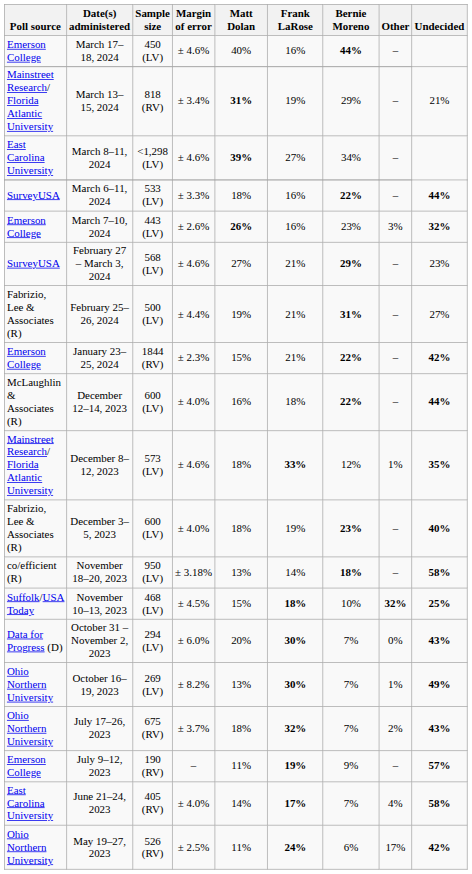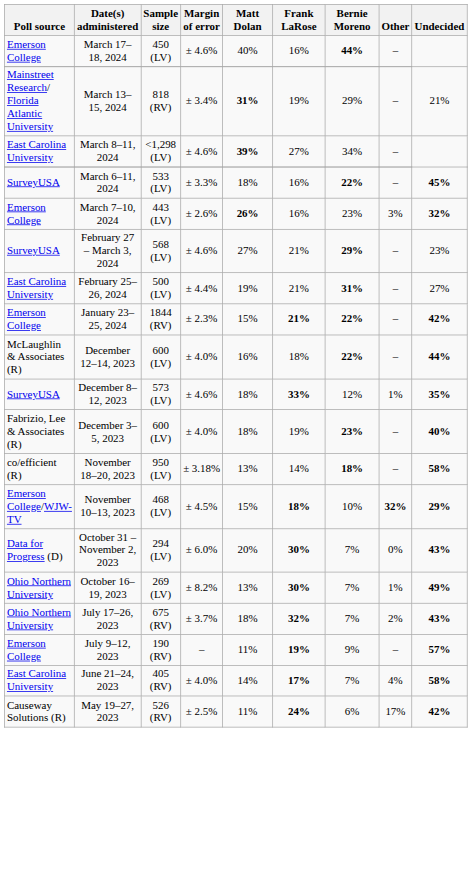(439, 195) 44% -> (439, 183) 45%
(30, 314) Fabrizio, Lee & Associates (R) -> (37, 288) East Carolina University
(295, 358) normal -> (299, 319) bold
(30, 465) Mainstreet Research/ Florida Atlantic University -> (33, 394) SurveyUSA
(36, 603) Suffolk/USA Today -> (39, 506) Emerson College/WJW-TV
(439, 603) 25% -> (439, 506) 29%
(30, 847) Ohio Northern University -> (36, 712) Causeway Solutions (R)
